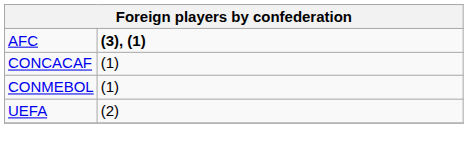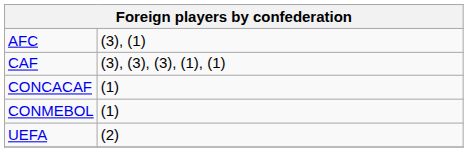(123, 40) bold -> (123, 40) normal
+ row: (23, 64)
